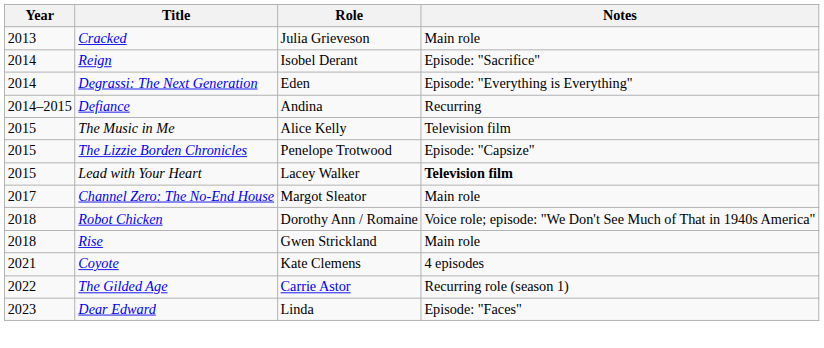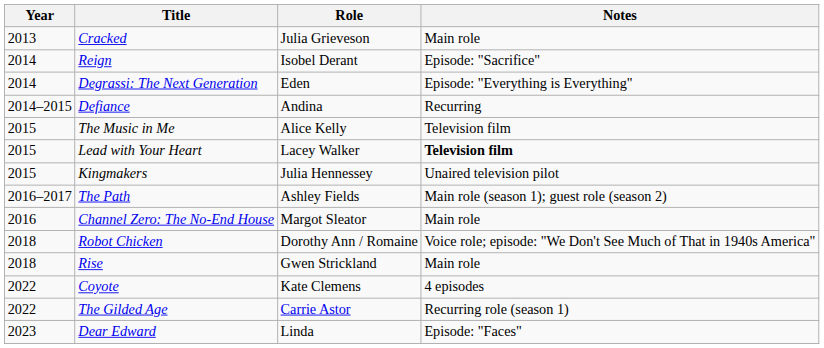- row: (163, 151)
+ row: (113, 173)
+ row: (104, 196)
(22, 196) 2017 -> (22, 219) 2016
(22, 264) 2021 -> (22, 286) 2022
